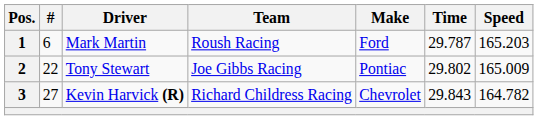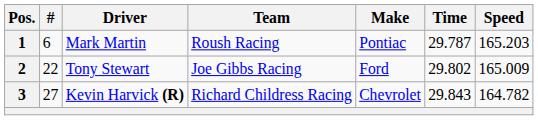(374, 43) Ford -> (383, 43) Pontiac
(383, 69) Pontiac -> (374, 69) Ford
